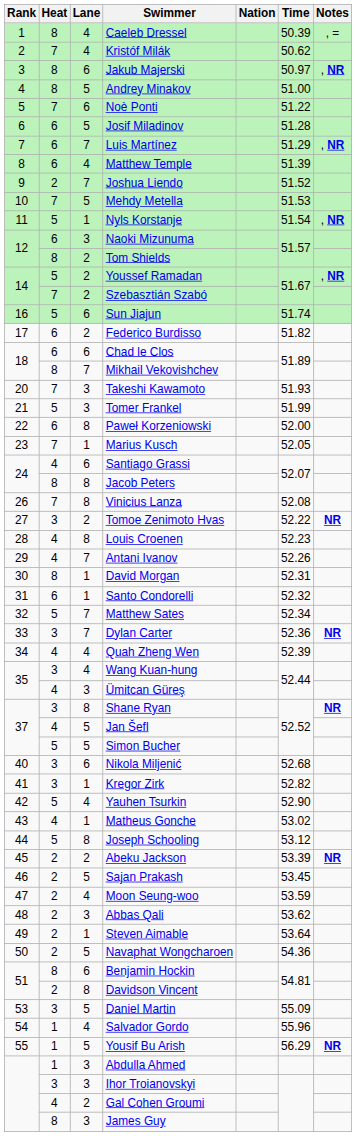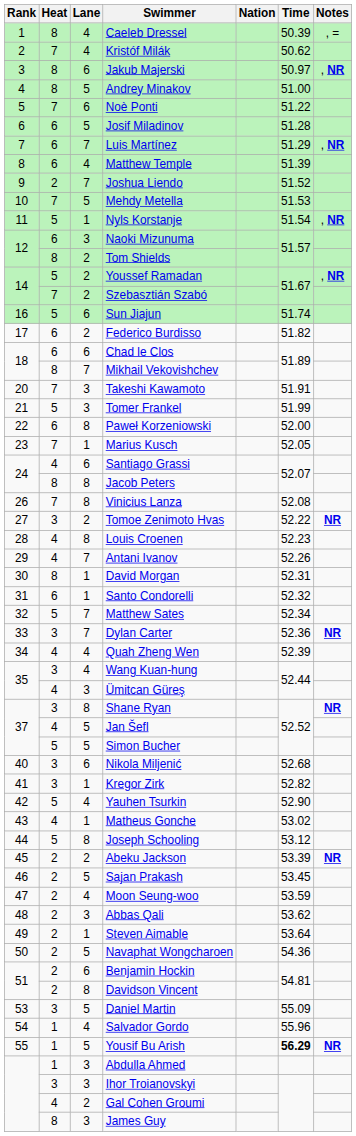(296, 389) 51.93 -> (296, 389) 51.91
(54, 971) 8 -> (54, 971) 2
(296, 1046) normal -> (296, 1046) bold
